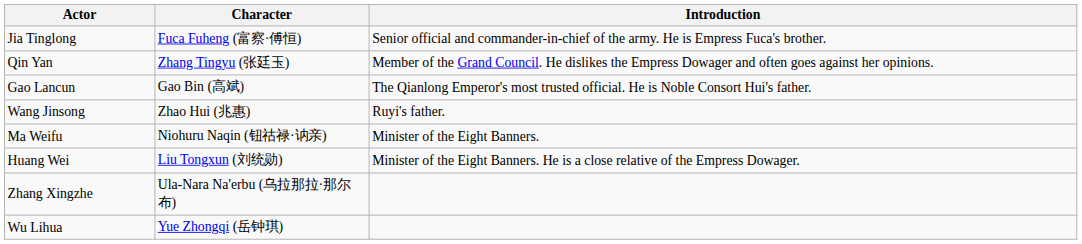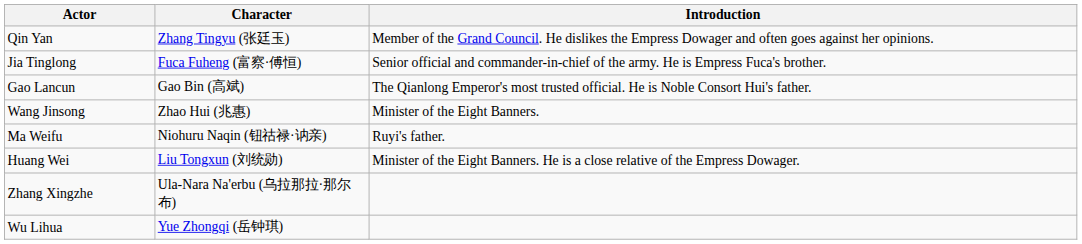rows swapped: (30, 62) <-> (42, 38)
(409, 111) Ruyi's father. -> (456, 111) Minister of the Eight Banners.
(456, 136) Minister of the Eight Banners. -> (409, 136) Ruyi's father.
